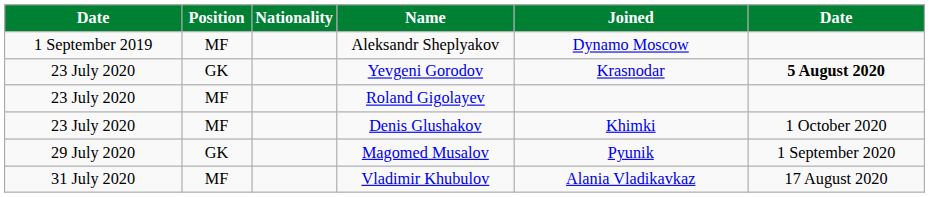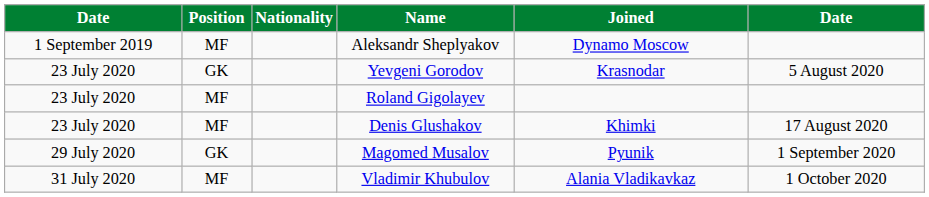(836, 71) bold -> (836, 71) normal
(836, 125) 1 October 2020 -> (836, 125) 17 August 2020
(836, 179) 17 August 2020 -> (836, 179) 1 October 2020
